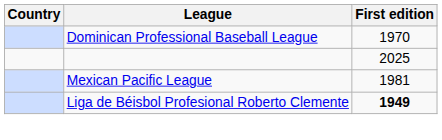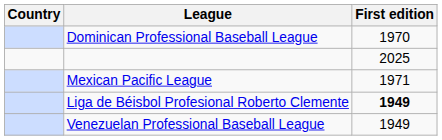(395, 80) 1981 -> (395, 80) 1971
+ row: (196, 124)
